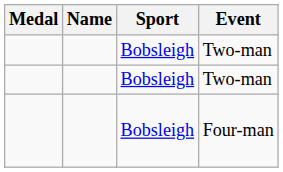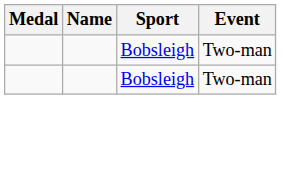- row: (34, 131)
